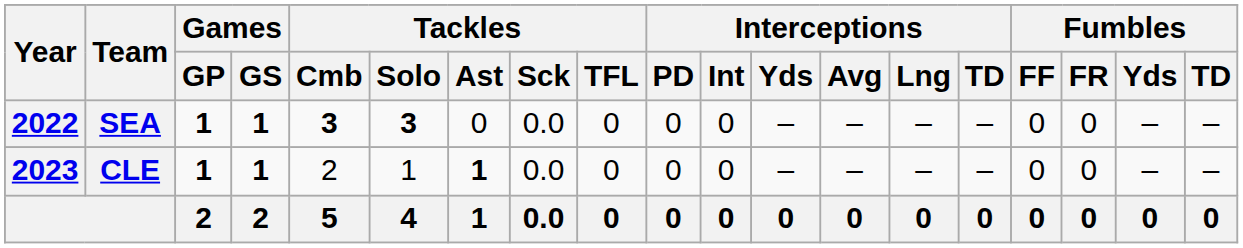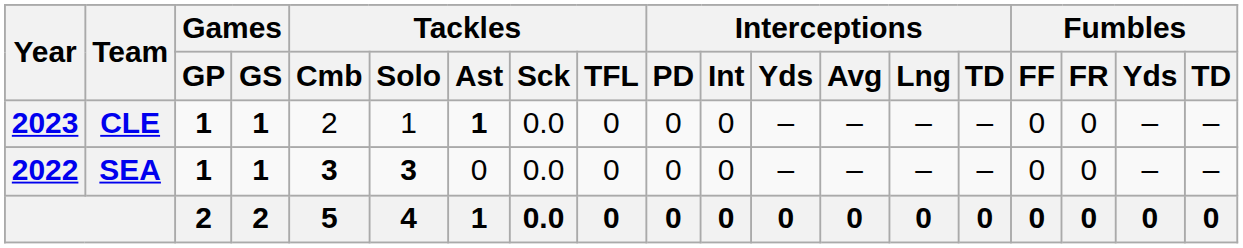rows swapped: (130, 123) <-> (130, 170)
